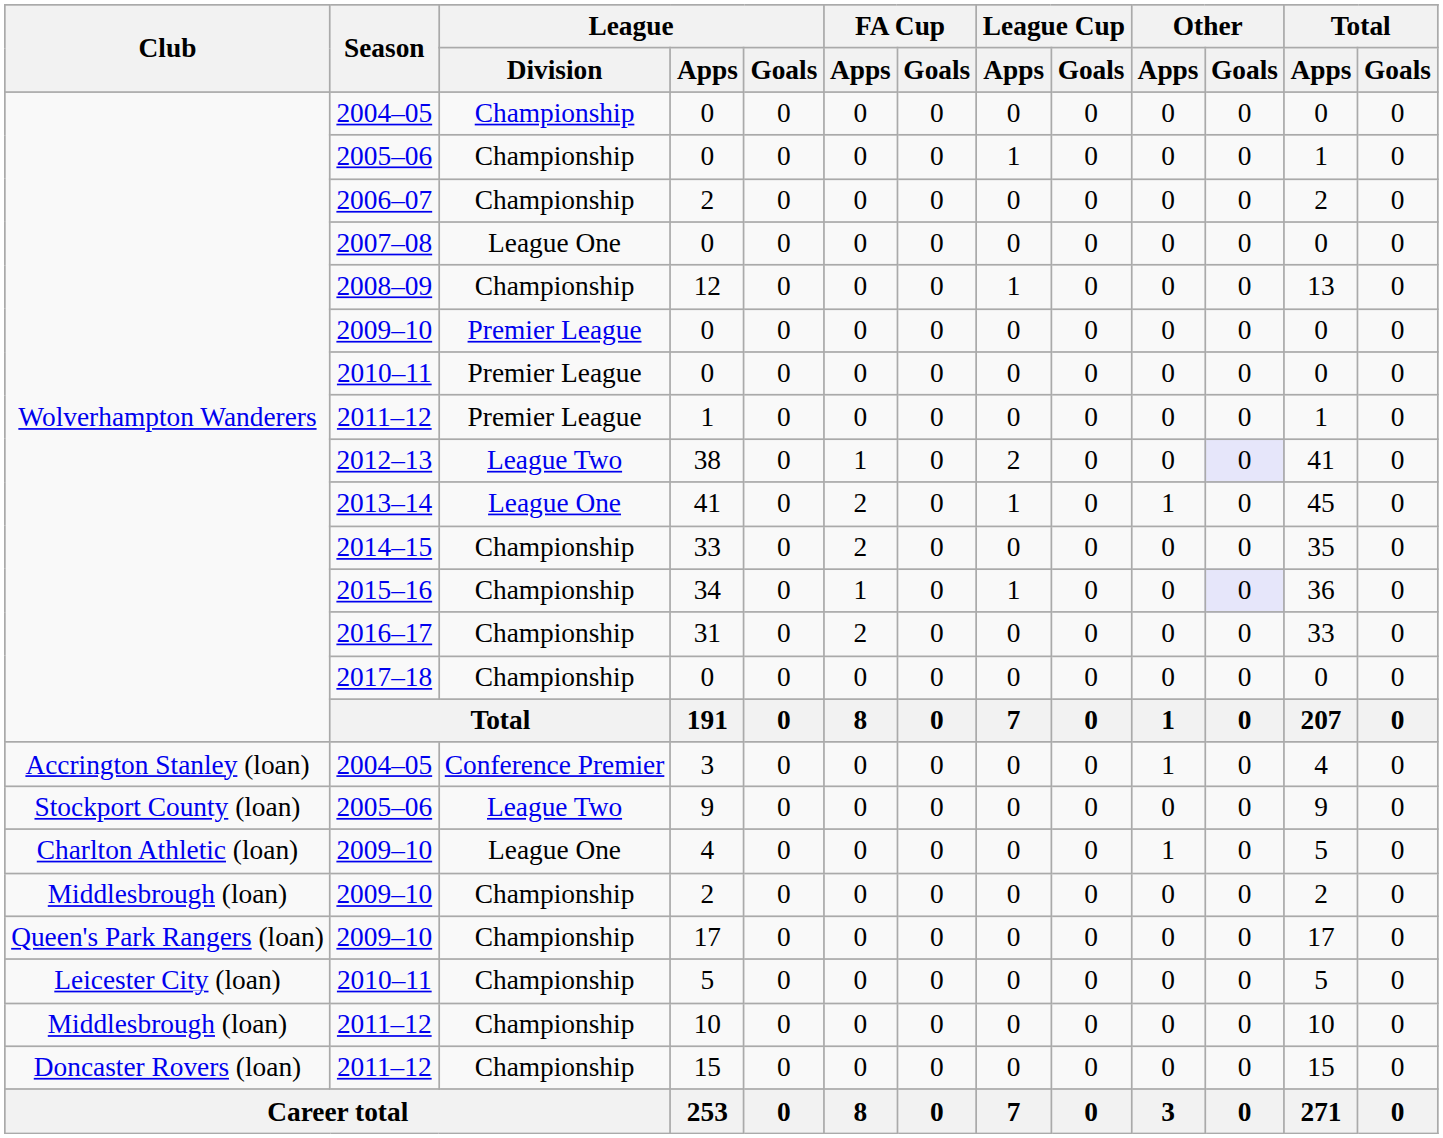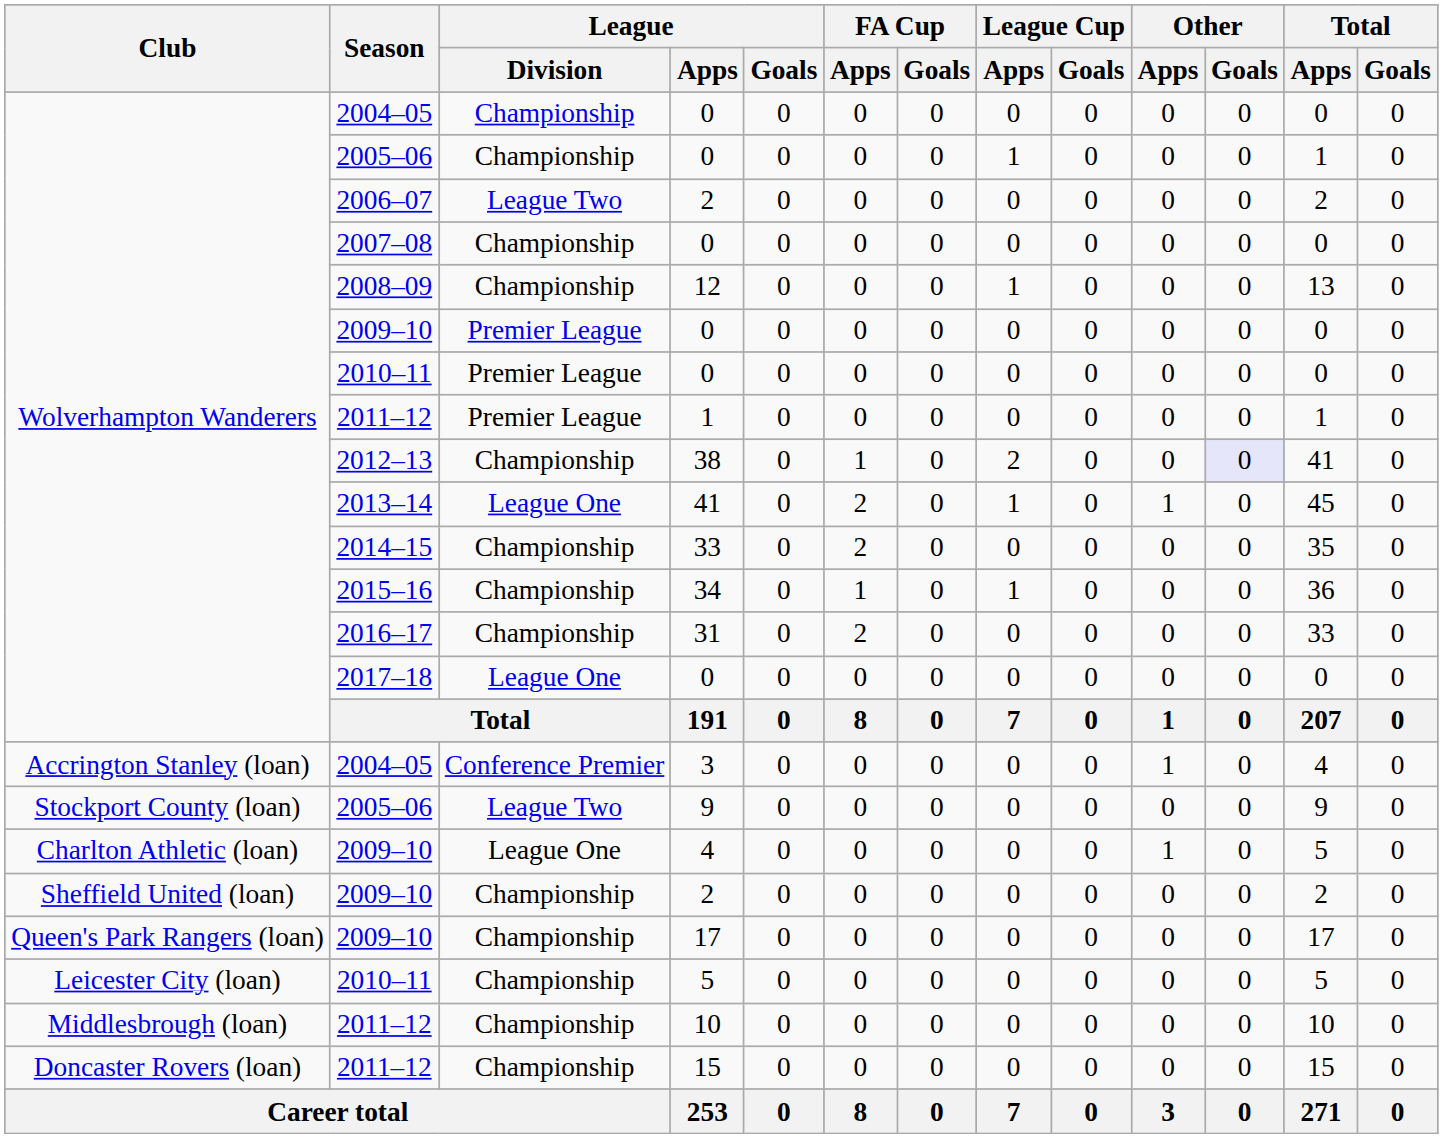(555, 199) Championship -> (555, 199) League Two
(555, 243) League One -> (555, 243) Championship
(555, 460) League Two -> (555, 460) Championship
(1245, 590) lavender background -> (1245, 590) no background
(555, 677) Championship -> (555, 677) League One
(167, 894) Middlesbrough (loan) -> (167, 894) Sheffield United (loan)
